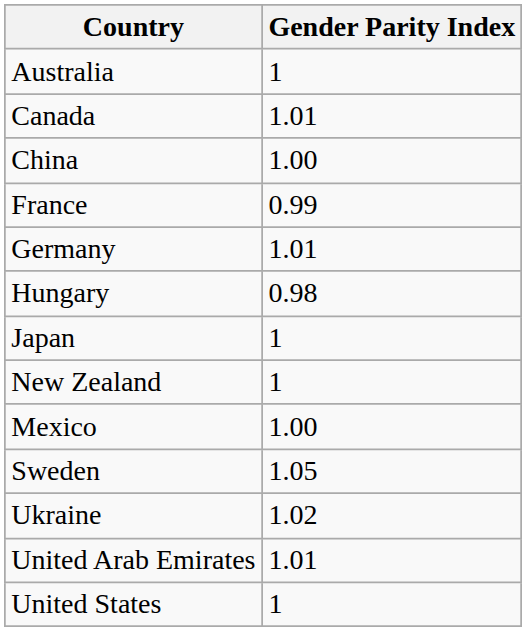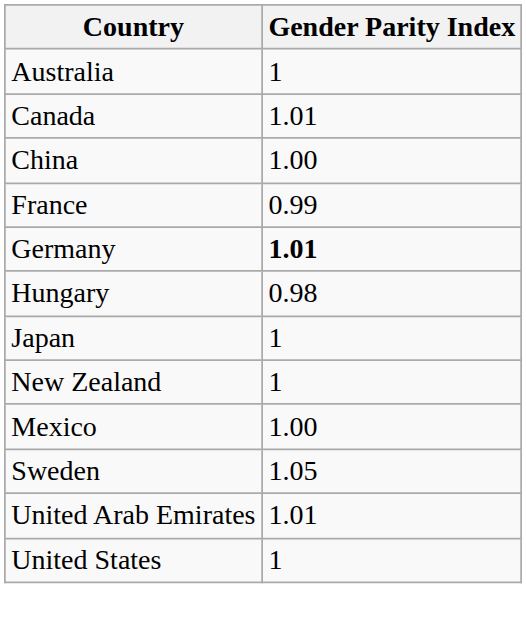(293, 248) normal -> (293, 248) bold
- row: (56, 515)
